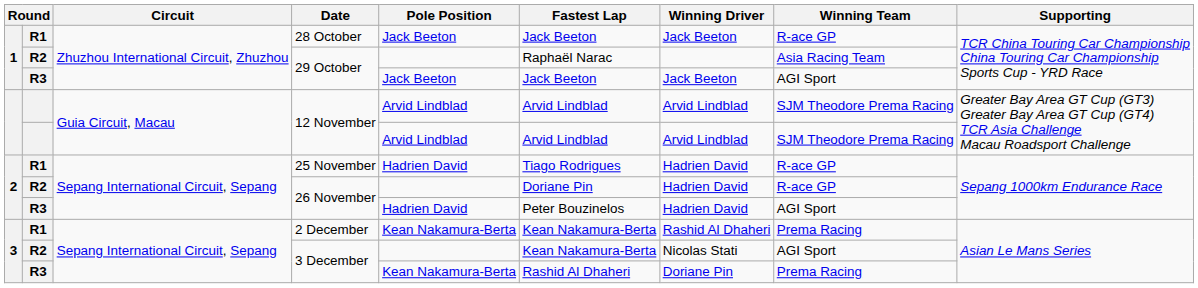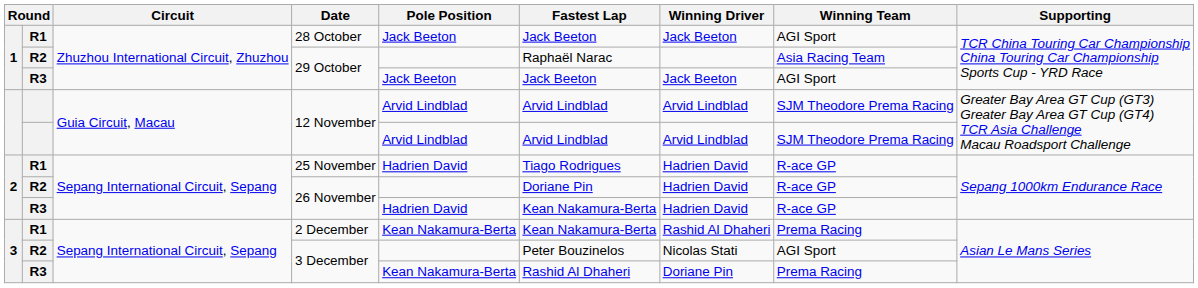(806, 36) R-ace GP -> (806, 36) AGI Sport
(573, 208) Peter Bouzinelos -> (589, 208) Kean Nakamura-Berta
(806, 208) AGI Sport -> (806, 208) R-ace GP
(589, 250) Kean Nakamura-Berta -> (573, 250) Peter Bouzinelos
